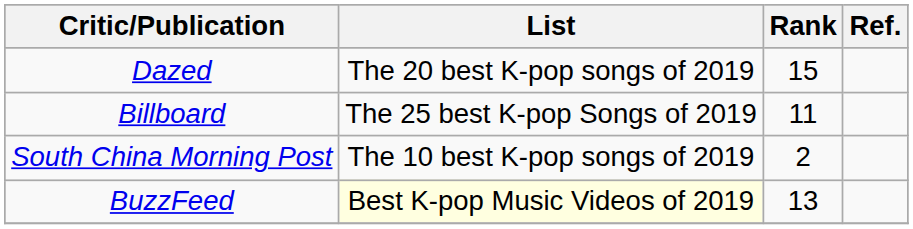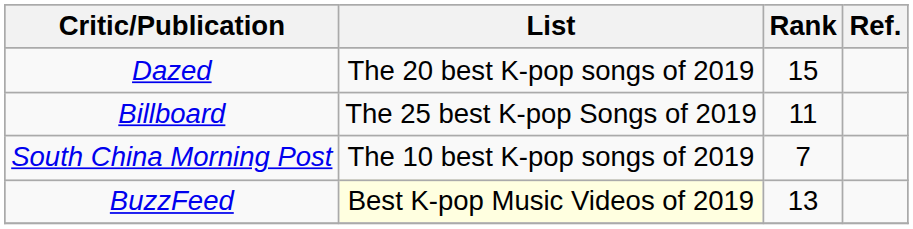(803, 157) 2 -> (803, 157) 7
